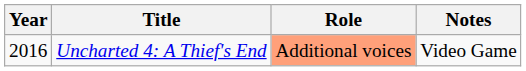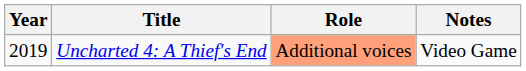(28, 50) 2016 -> (28, 50) 2019
